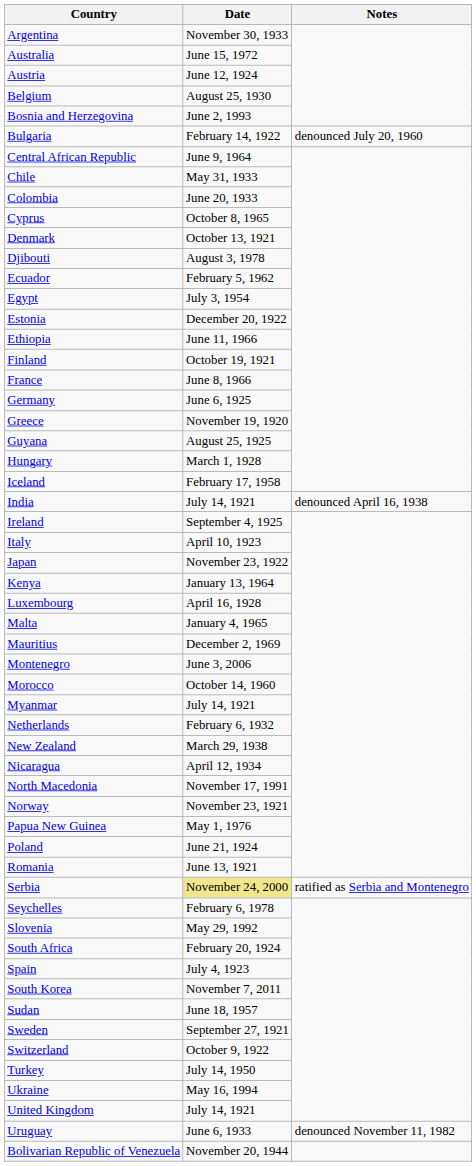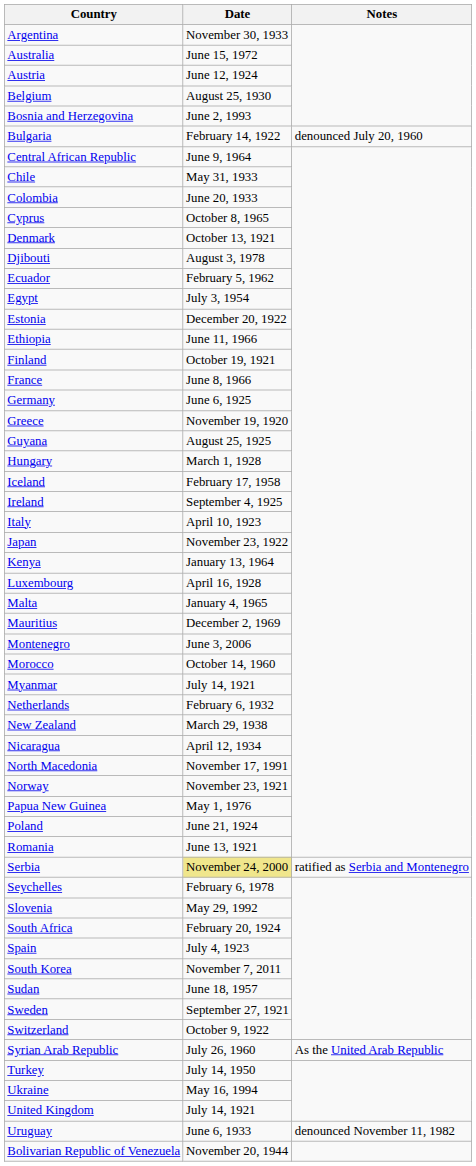- row: (21, 501)
+ row: (63, 1049)
